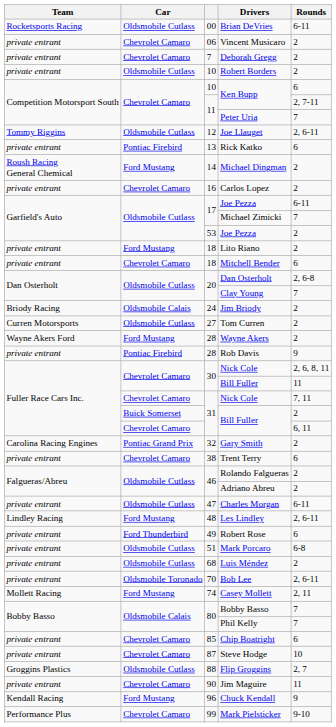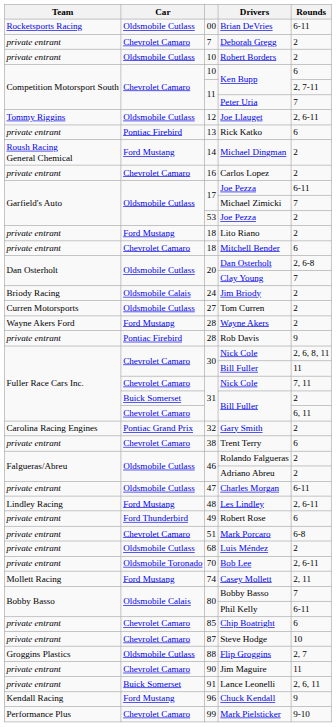- row: (211, 41)
(159, 548) Oldsmobile Cutlass -> (157, 533) Chevrolet Camaro
(295, 623) 7 -> (301, 608) 6-11
+ row: (211, 683)
